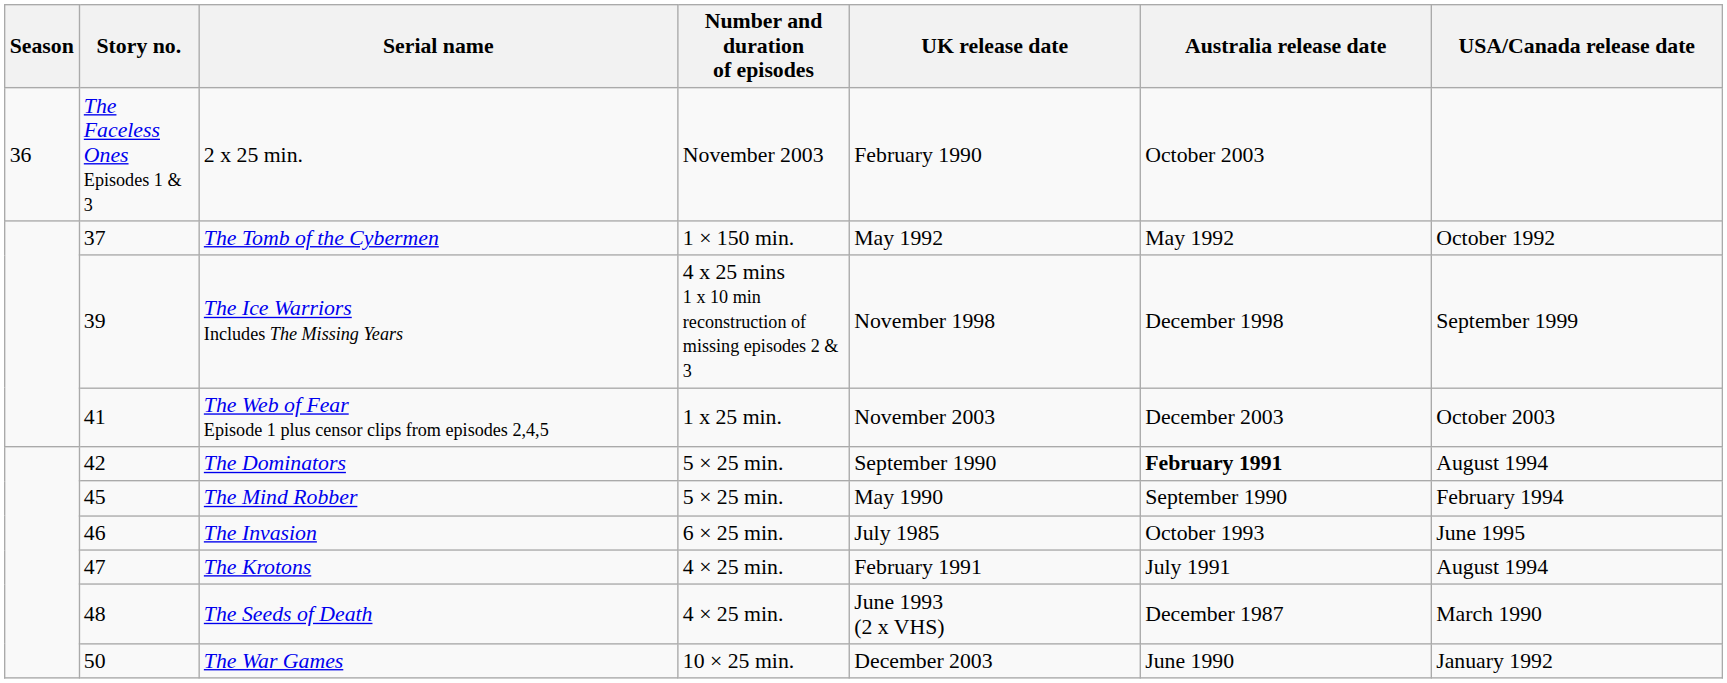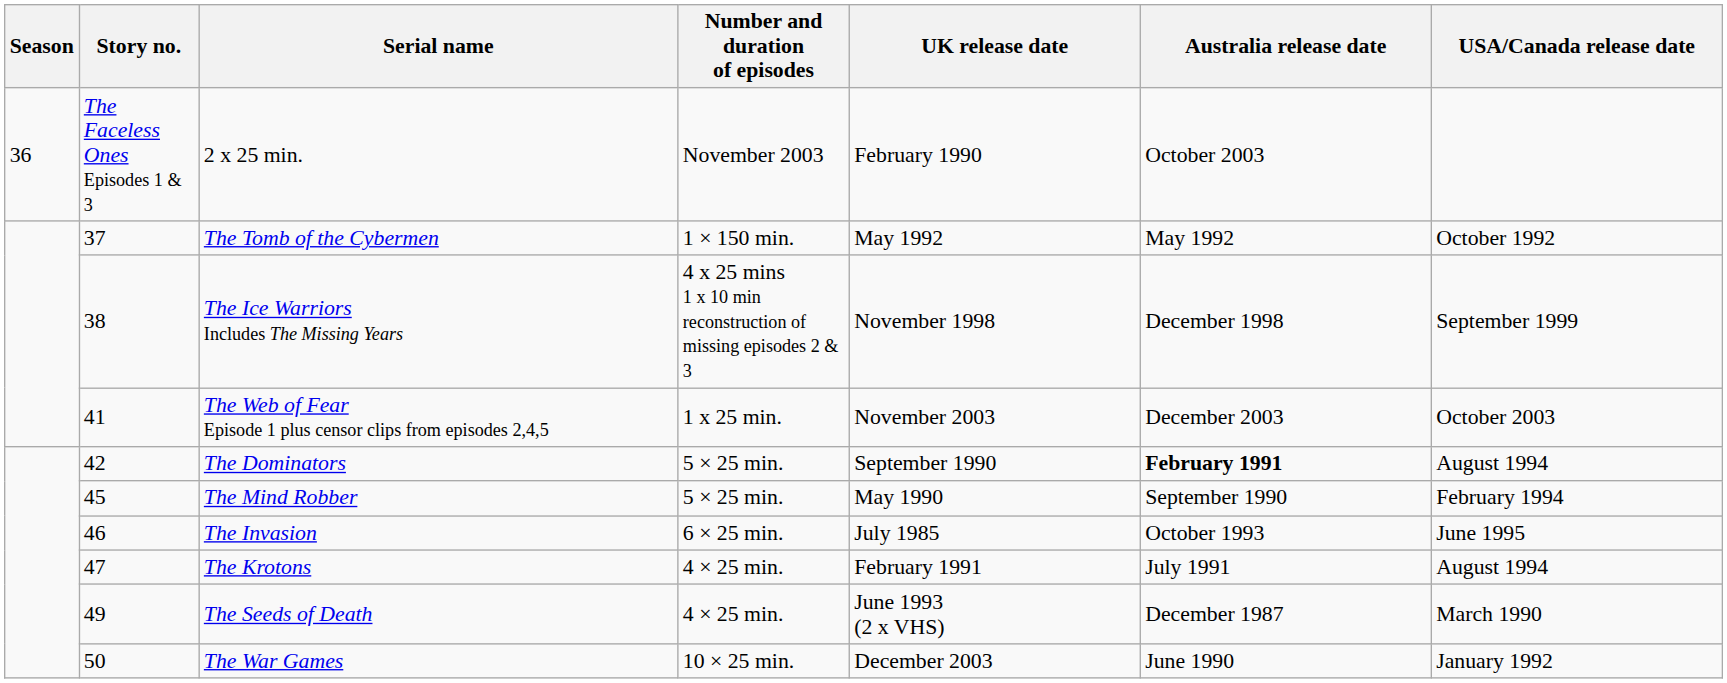(95, 321) 39 -> (95, 321) 38
(95, 613) 48 -> (95, 613) 49
